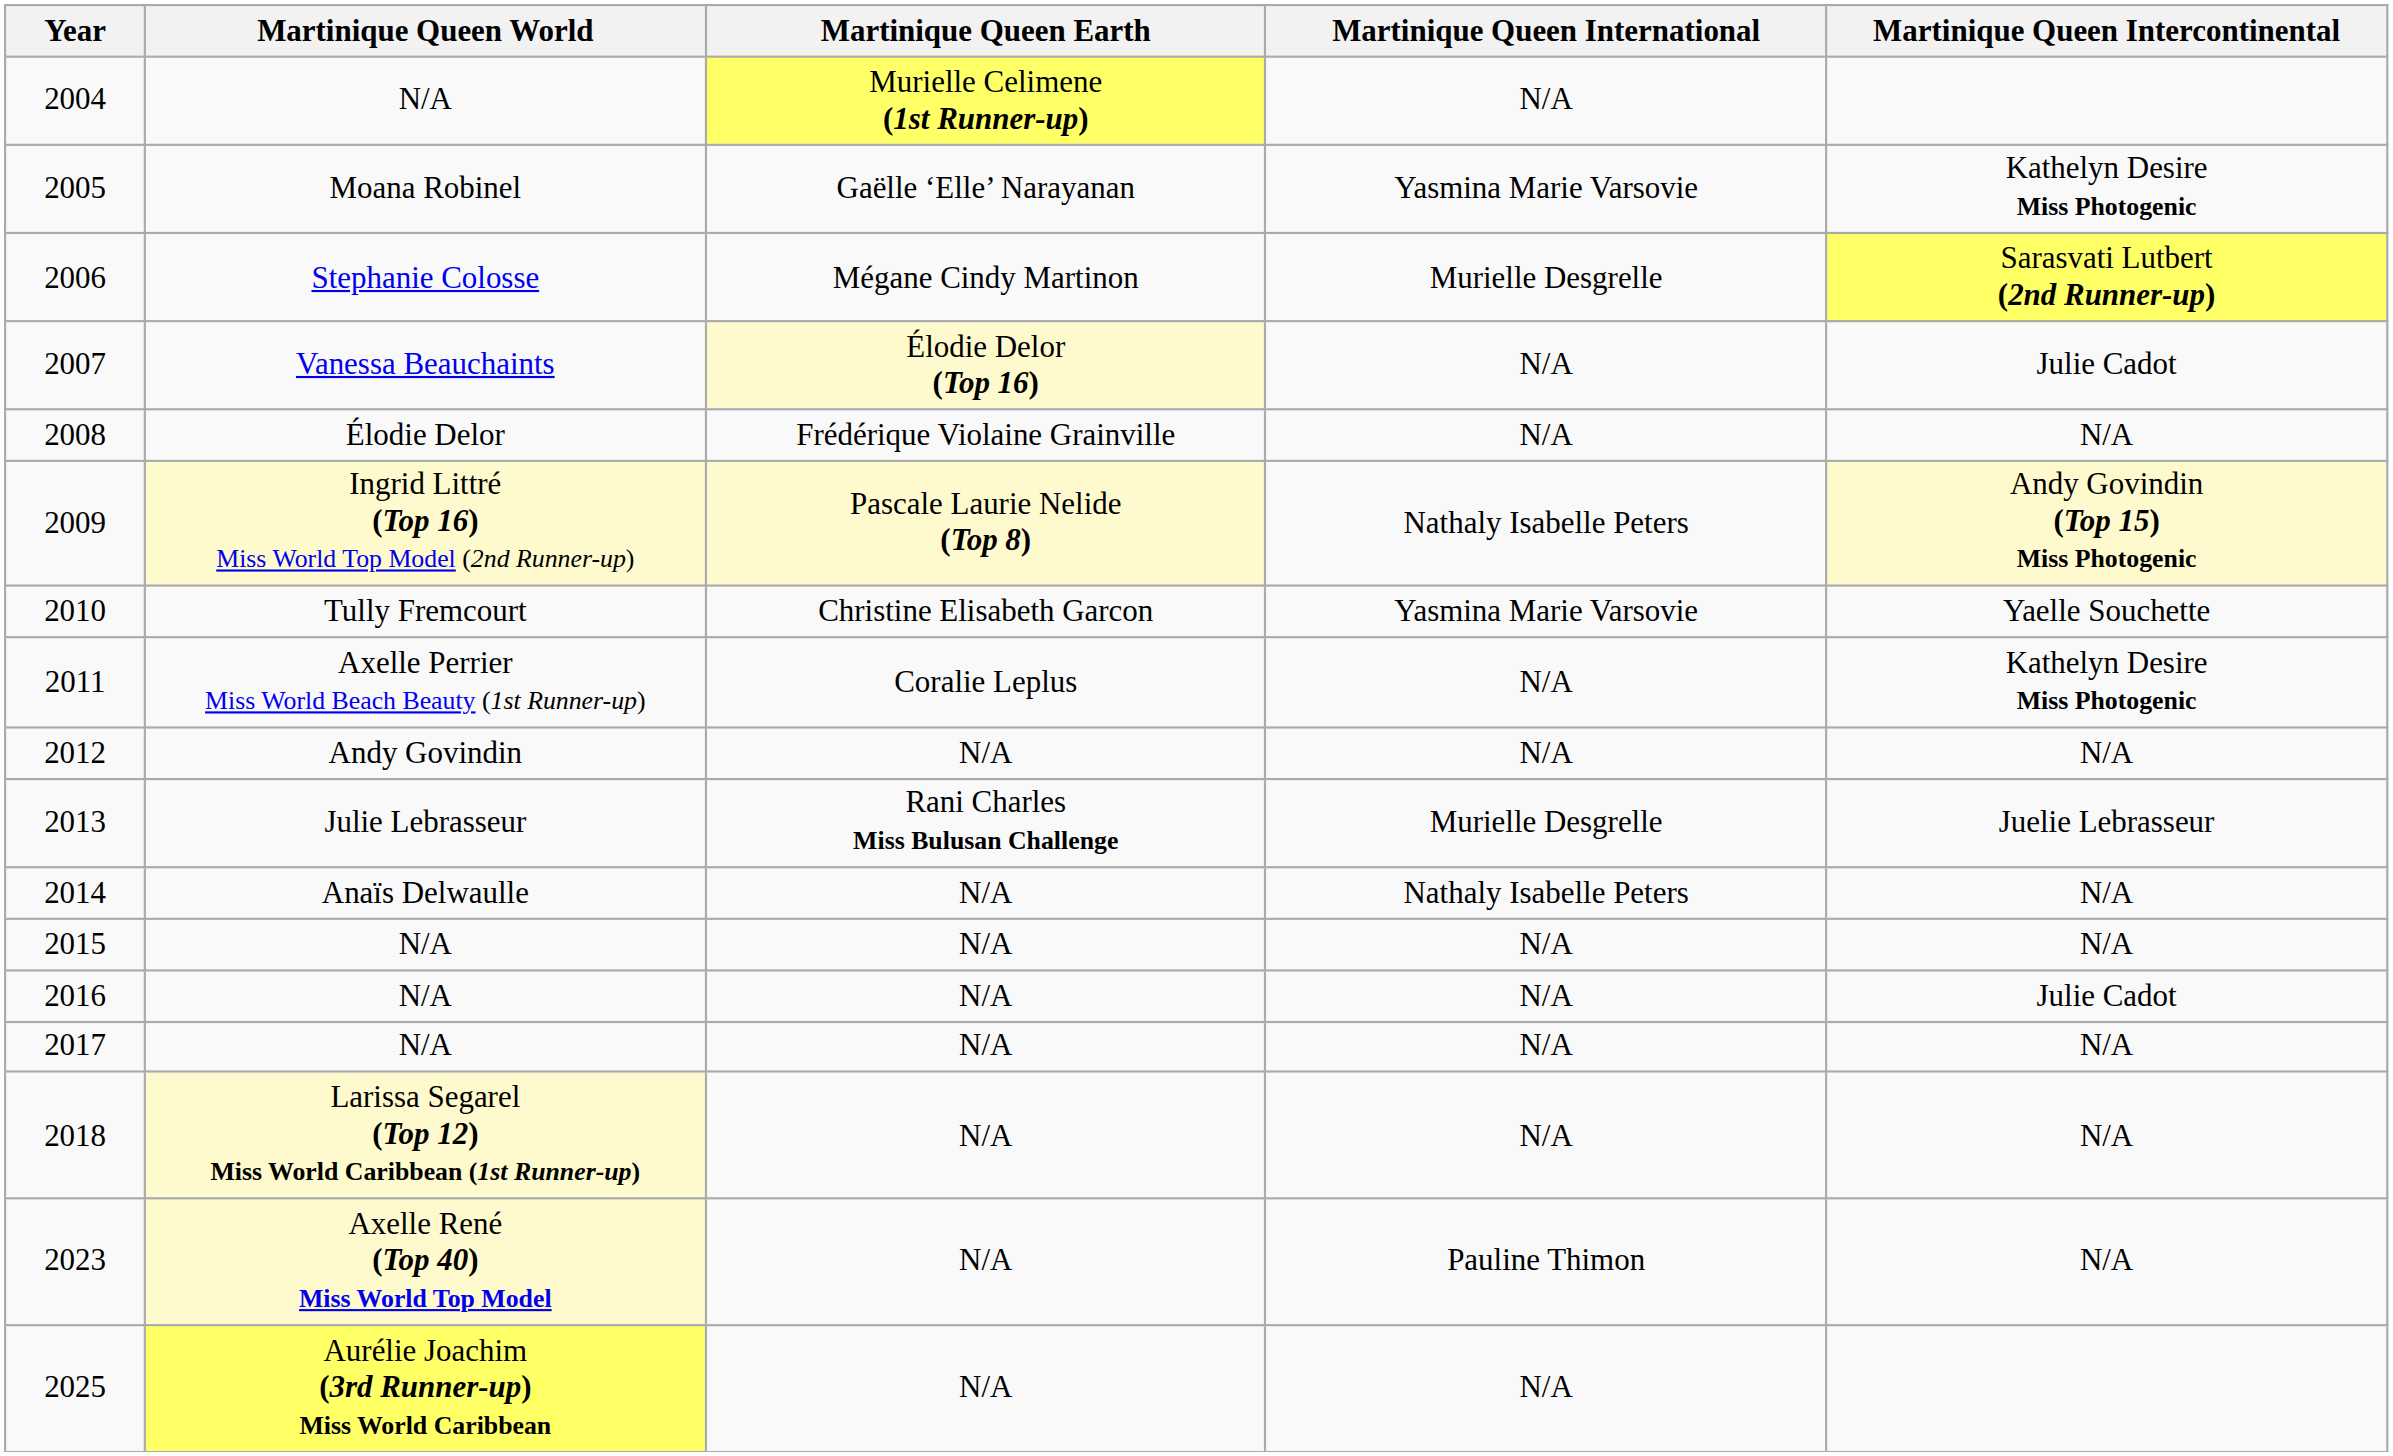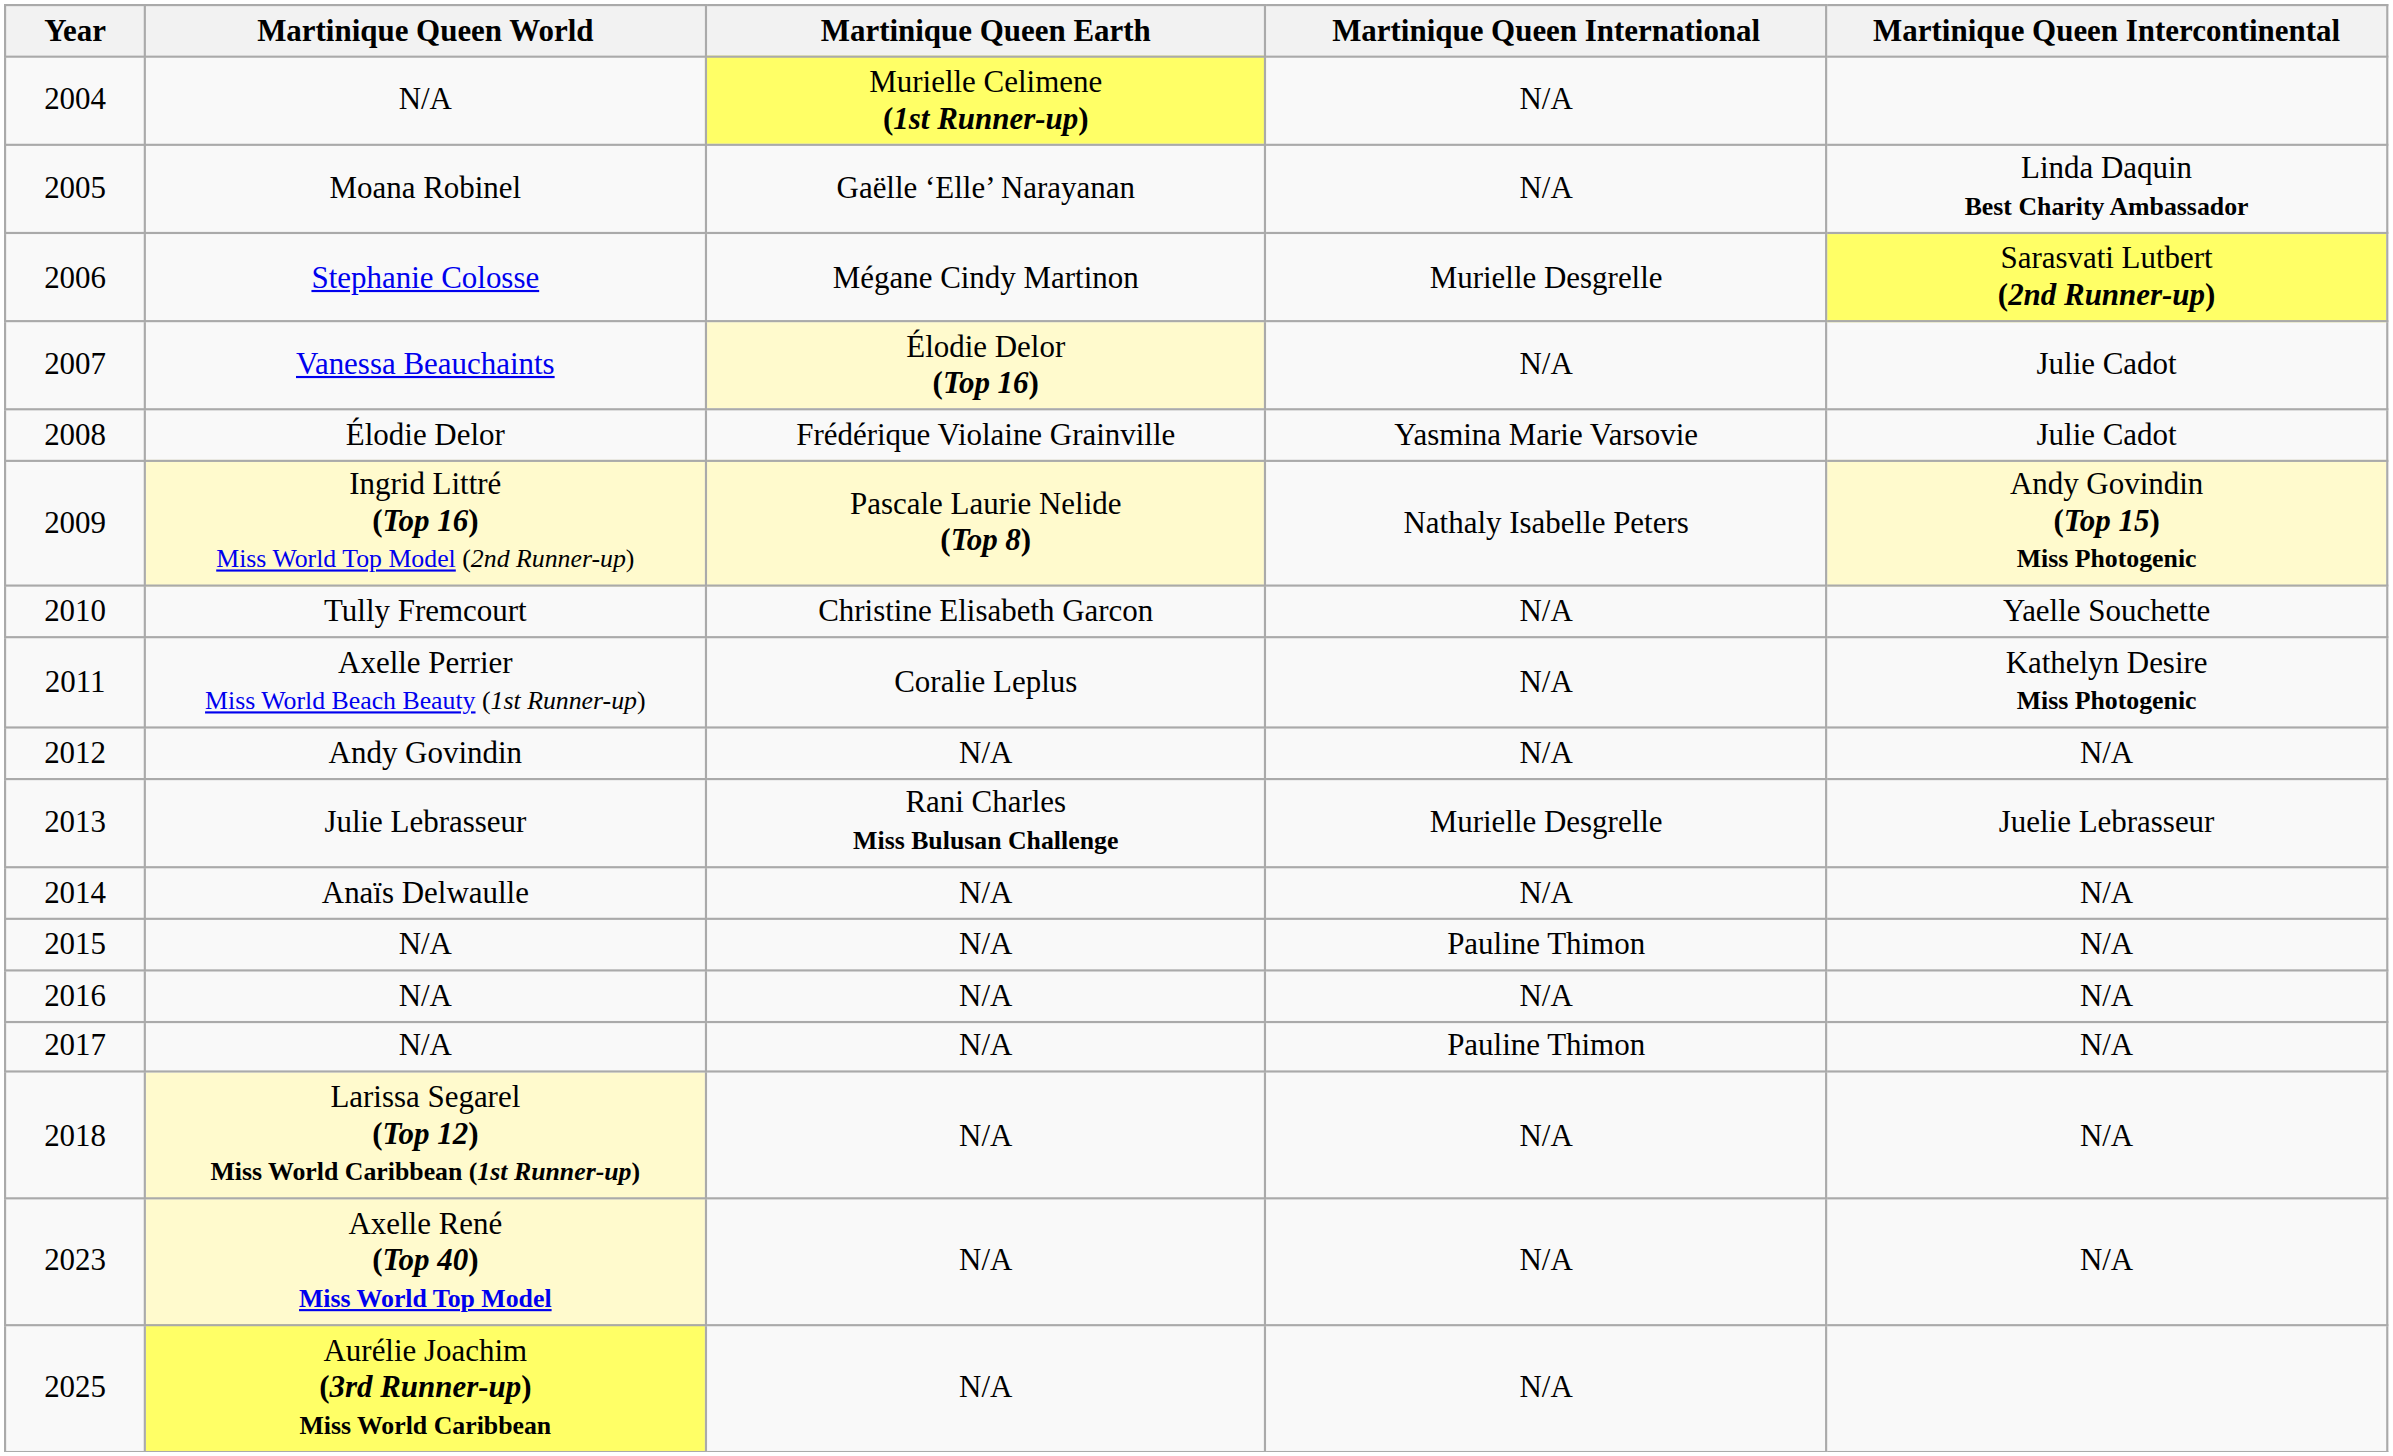(1546, 188) Yasmina Marie Varsovie -> (1546, 188) N/A
(2107, 187) Kathelyn Desire Miss Photogenic -> (2107, 187) Linda Daquin Best Charity Ambassador
(1546, 434) N/A -> (1546, 434) Yasmina Marie Varsovie
(2107, 434) N/A -> (2107, 434) Julie Cadot
(1546, 611) Yasmina Marie Varsovie -> (1546, 611) N/A
(1546, 893) Nathaly Isabelle Peters -> (1546, 893) N/A
(1546, 944) N/A -> (1546, 944) Pauline Thimon
(2107, 995) Julie Cadot -> (2107, 995) N/A
(1546, 1046) N/A -> (1546, 1046) Pauline Thimon
(1546, 1261) Pauline Thimon -> (1546, 1261) N/A
